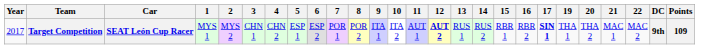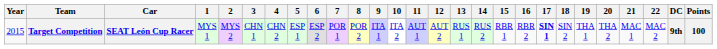+ column: (565, 11)
(15, 31) 2017 -> (15, 31) 2015
(440, 31) bold -> (439, 31) normal
(681, 31) 109 -> (698, 31) 100
